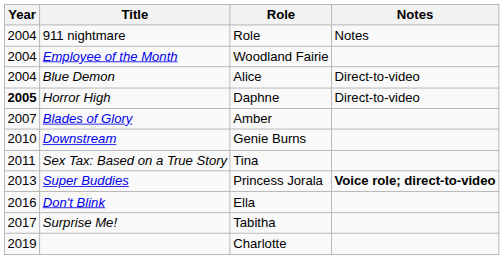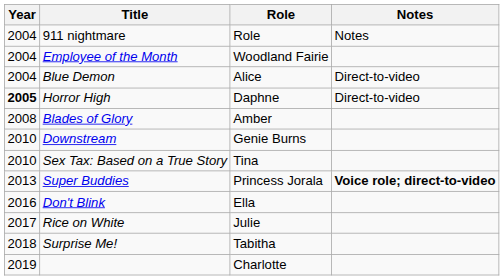(22, 118) 2007 -> (22, 118) 2008
(22, 160) 2011 -> (22, 160) 2010
+ row: (84, 222)
(22, 222) 2017 -> (22, 243) 2018
